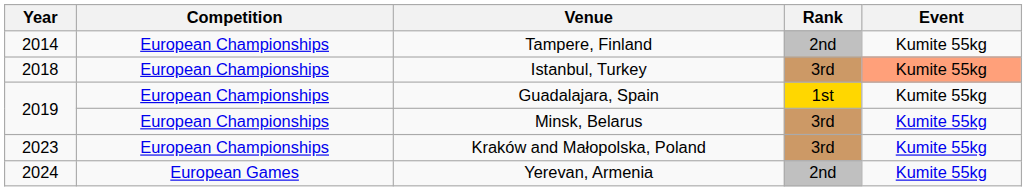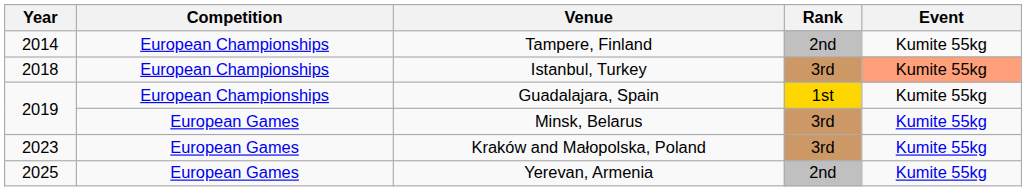(235, 122) European Championships -> (235, 122) European Games
(235, 148) European Championships -> (235, 148) European Games
(40, 174) 2024 -> (40, 174) 2025
